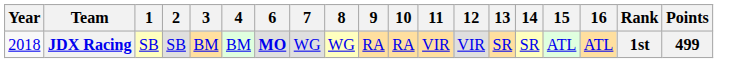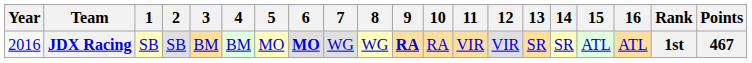+ column: (271, 17)
(24, 44) 2018 -> (24, 44) 2016
(374, 44) normal -> (407, 44) bold
(687, 44) 499 -> (722, 44) 467
